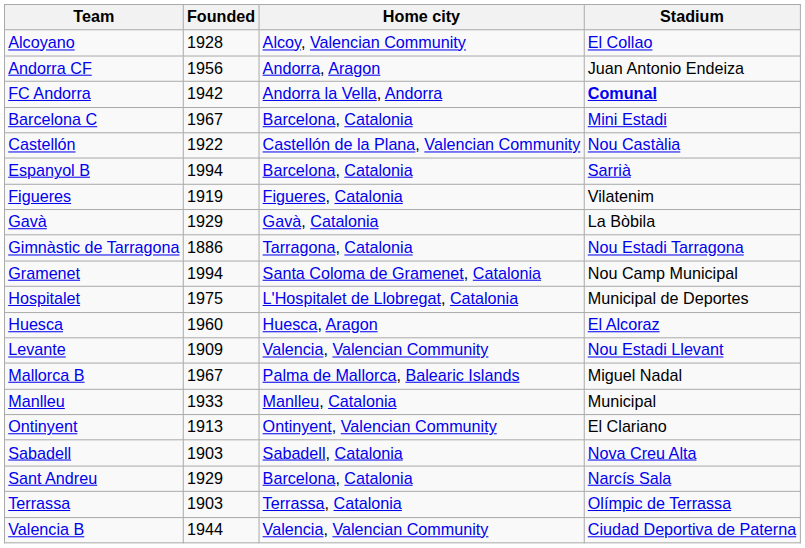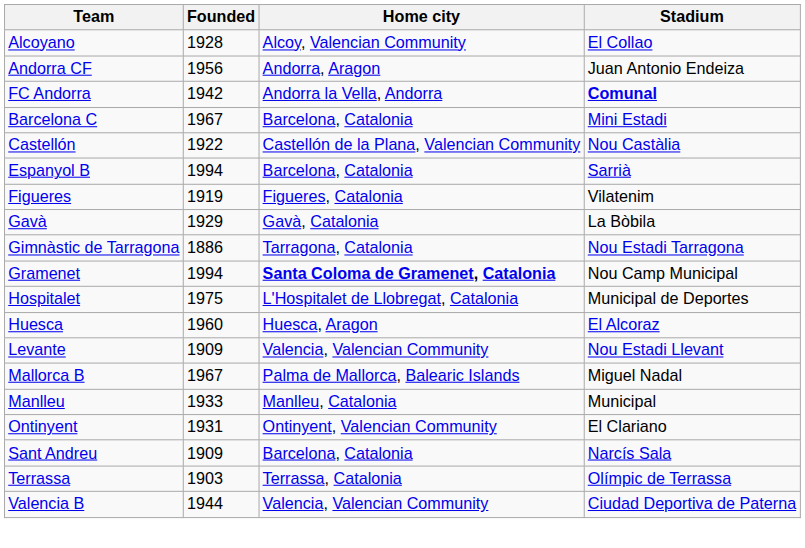(402, 273) normal -> (409, 273) bold
(205, 427) 1913 -> (205, 427) 1931
- row: (40, 453)
(205, 478) 1929 -> (205, 453) 1909
